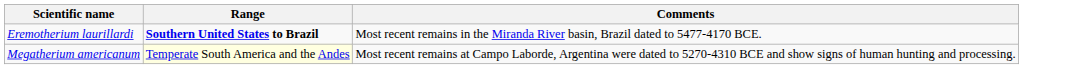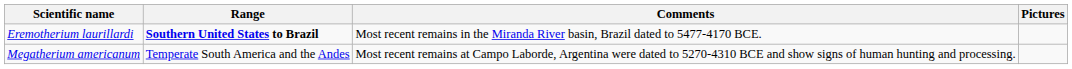+ column: (1043, 14)
(248, 53) lightyellow background -> (248, 53) no background
